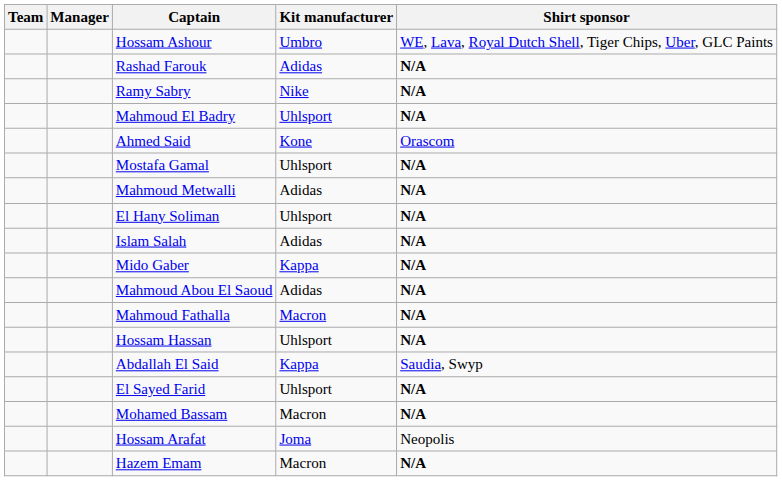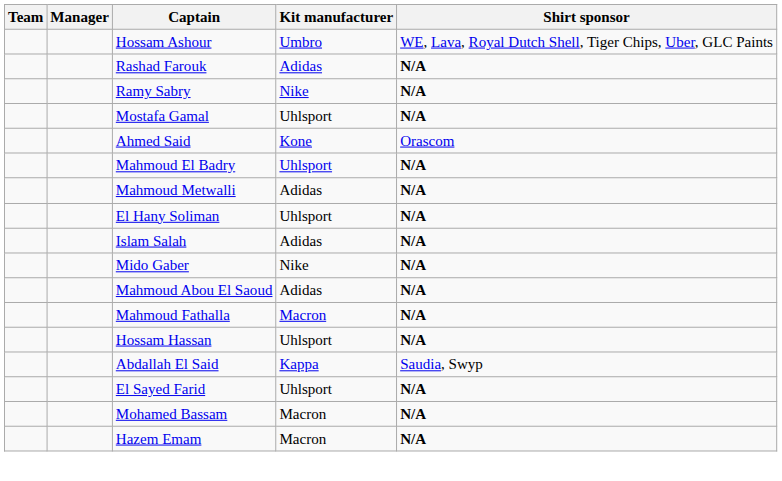rows swapped: (176, 116) <-> (162, 165)
(299, 265) Kappa -> (294, 265) Nike
- row: (161, 438)
